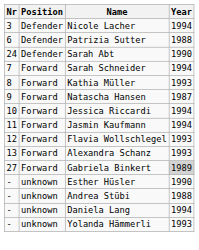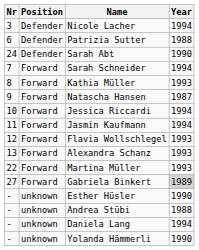+ row: (104, 168)
(181, 224) 1993 -> (181, 239) 1990
